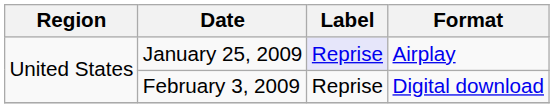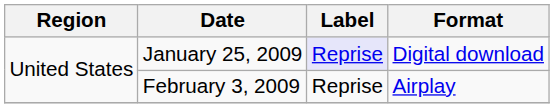(424, 53) Airplay -> (468, 53) Digital download
(468, 86) Digital download -> (424, 86) Airplay
